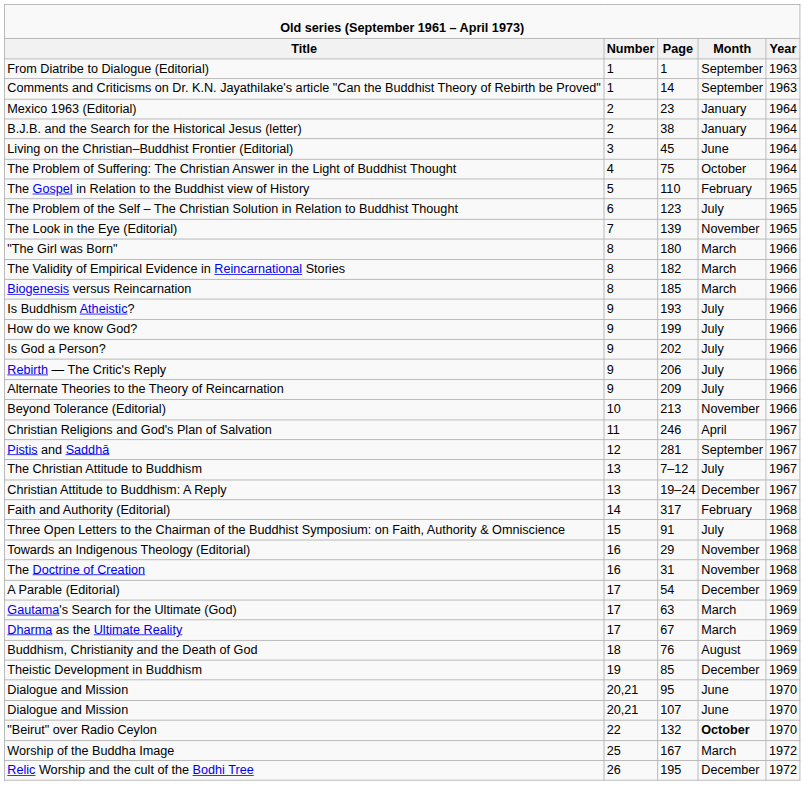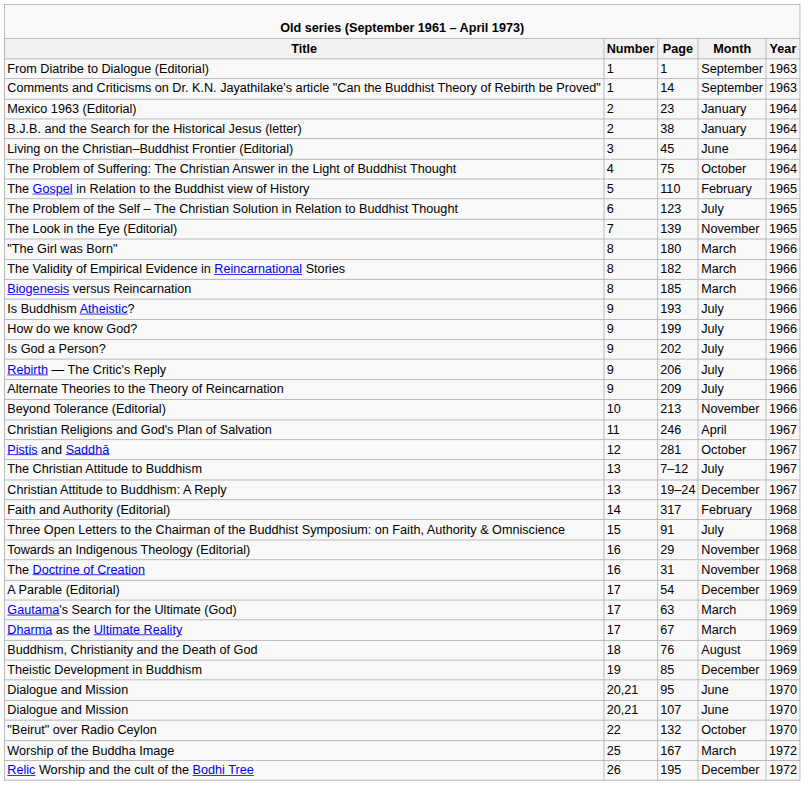(732, 449) September -> (724, 449) October
(725, 730) bold -> (724, 730) normal
